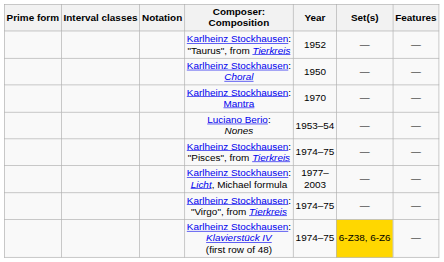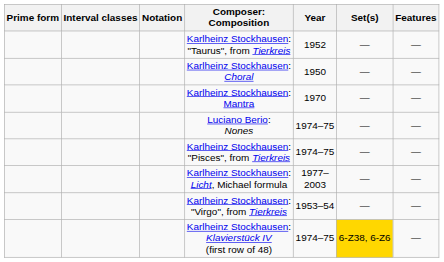(315, 125) 1953–54 -> (315, 125) 1974–75
(315, 206) 1974–75 -> (315, 206) 1953–54
